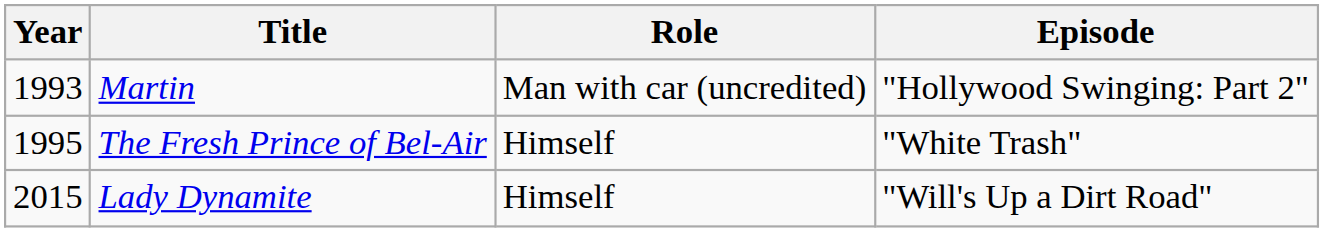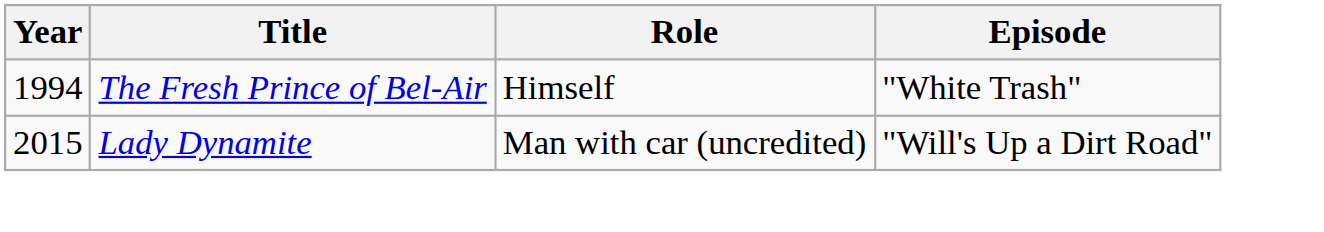- row: (147, 87)
(48, 142) 1995 -> (48, 87) 1994
(559, 197) Himself -> (685, 142) Man with car (uncredited)
